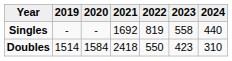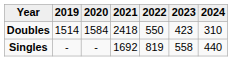rows swapped: (28, 30) <-> (28, 47)
